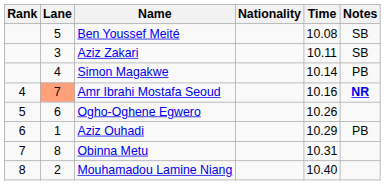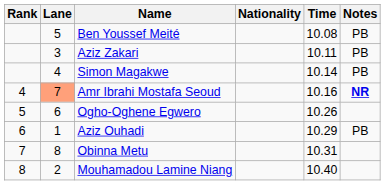(360, 33) SB -> (360, 33) PB
(360, 53) SB -> (360, 53) PB
